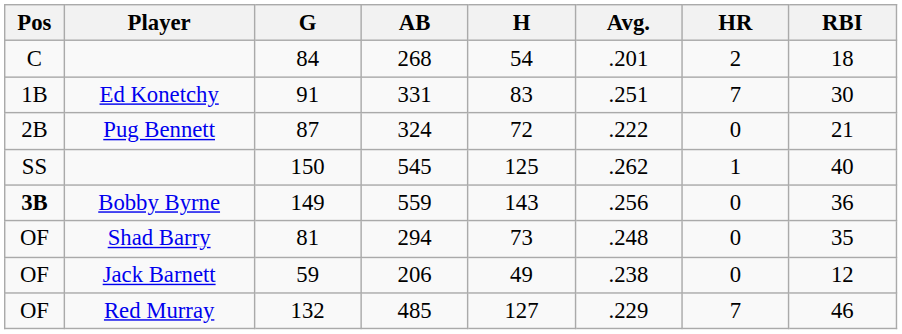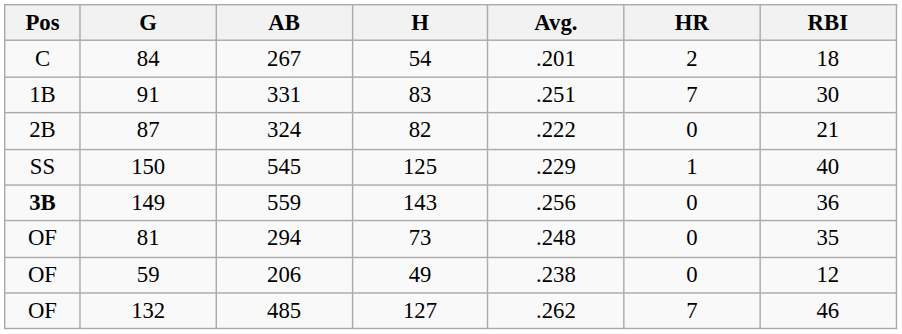- column: (159, 22)
(415, 58) 268 -> (284, 58) 267
(521, 130) 72 -> (420, 130) 82
(628, 166) .262 -> (556, 166) .229
(628, 310) .229 -> (556, 310) .262
